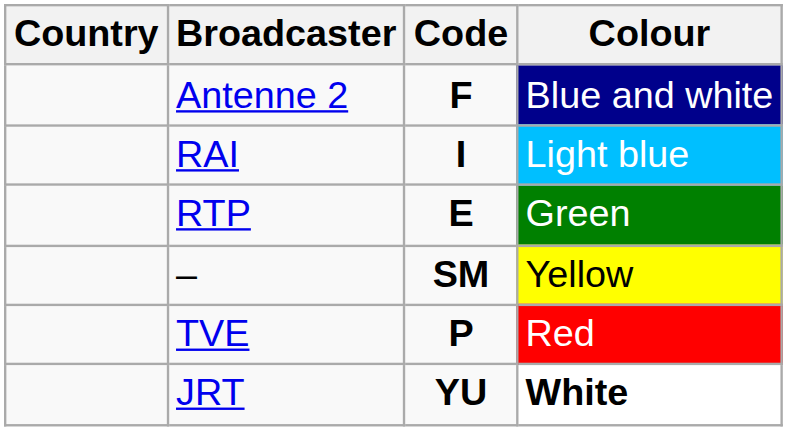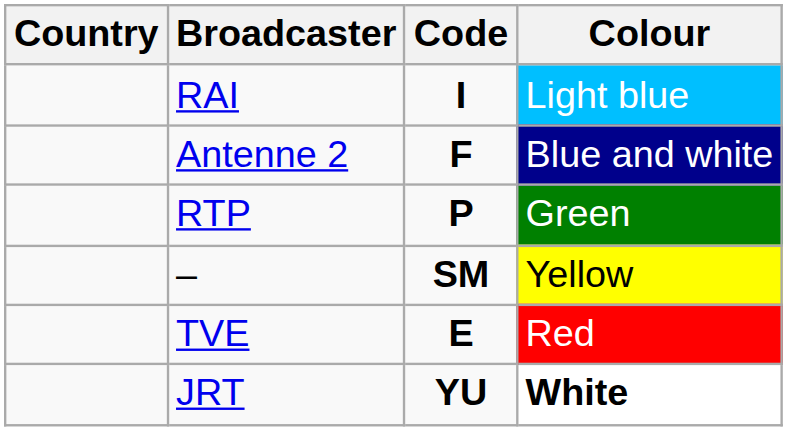rows swapped: (262, 94) <-> (207, 154)
(461, 214) E -> (461, 214) P
(461, 333) P -> (461, 333) E
